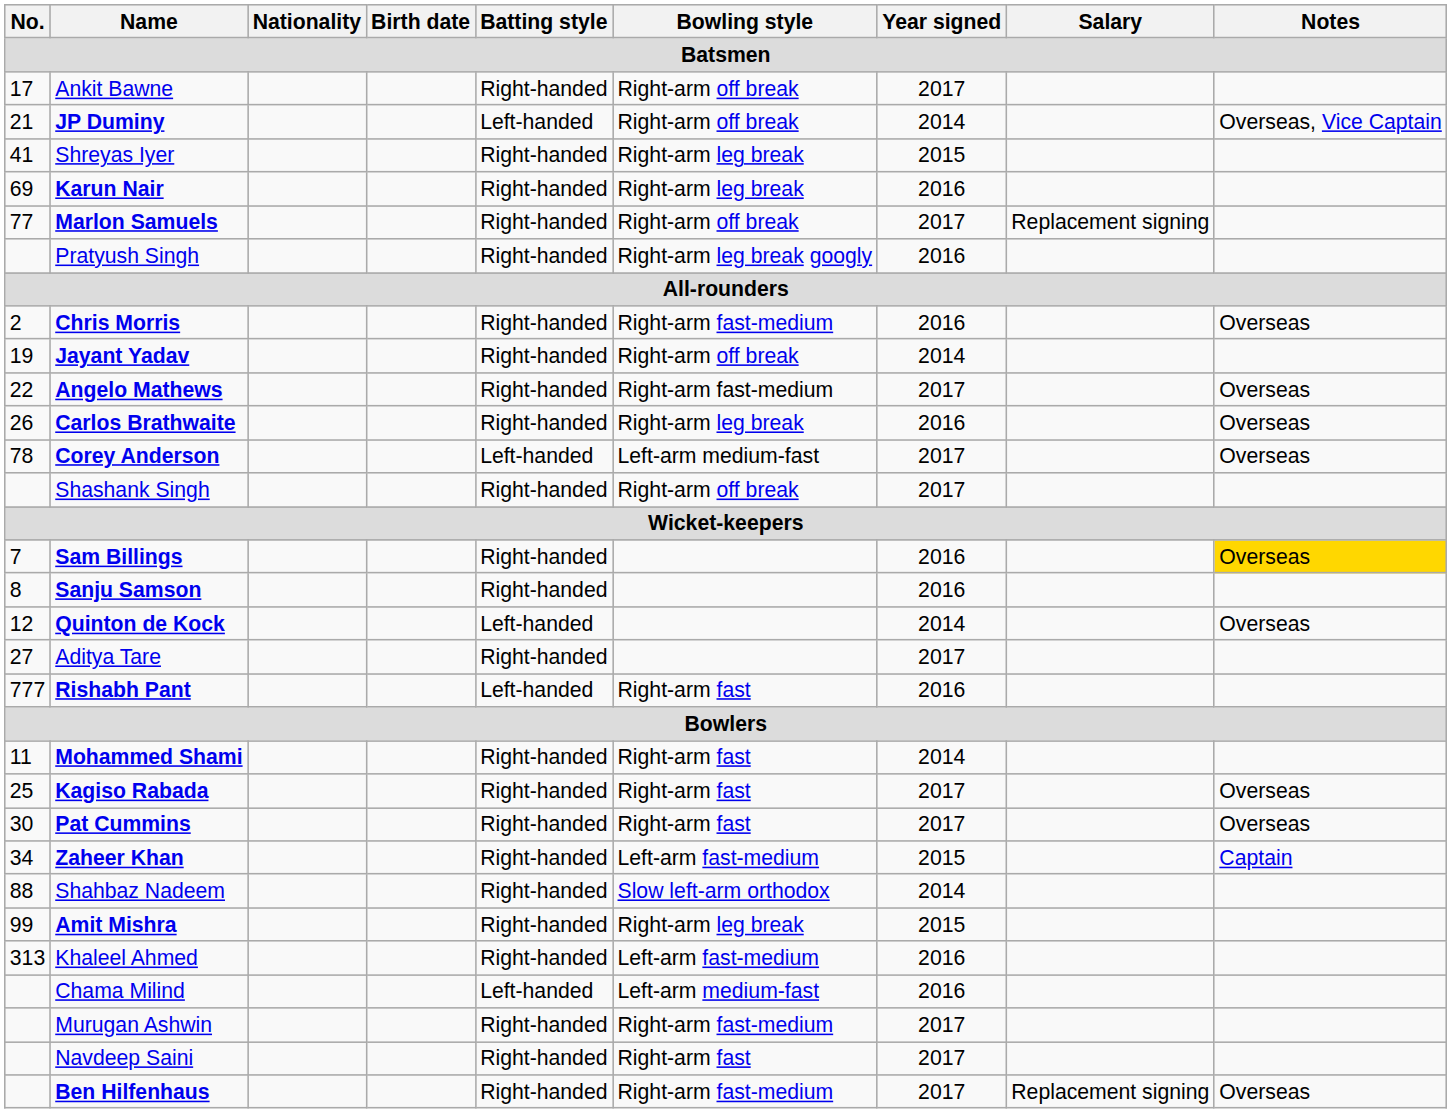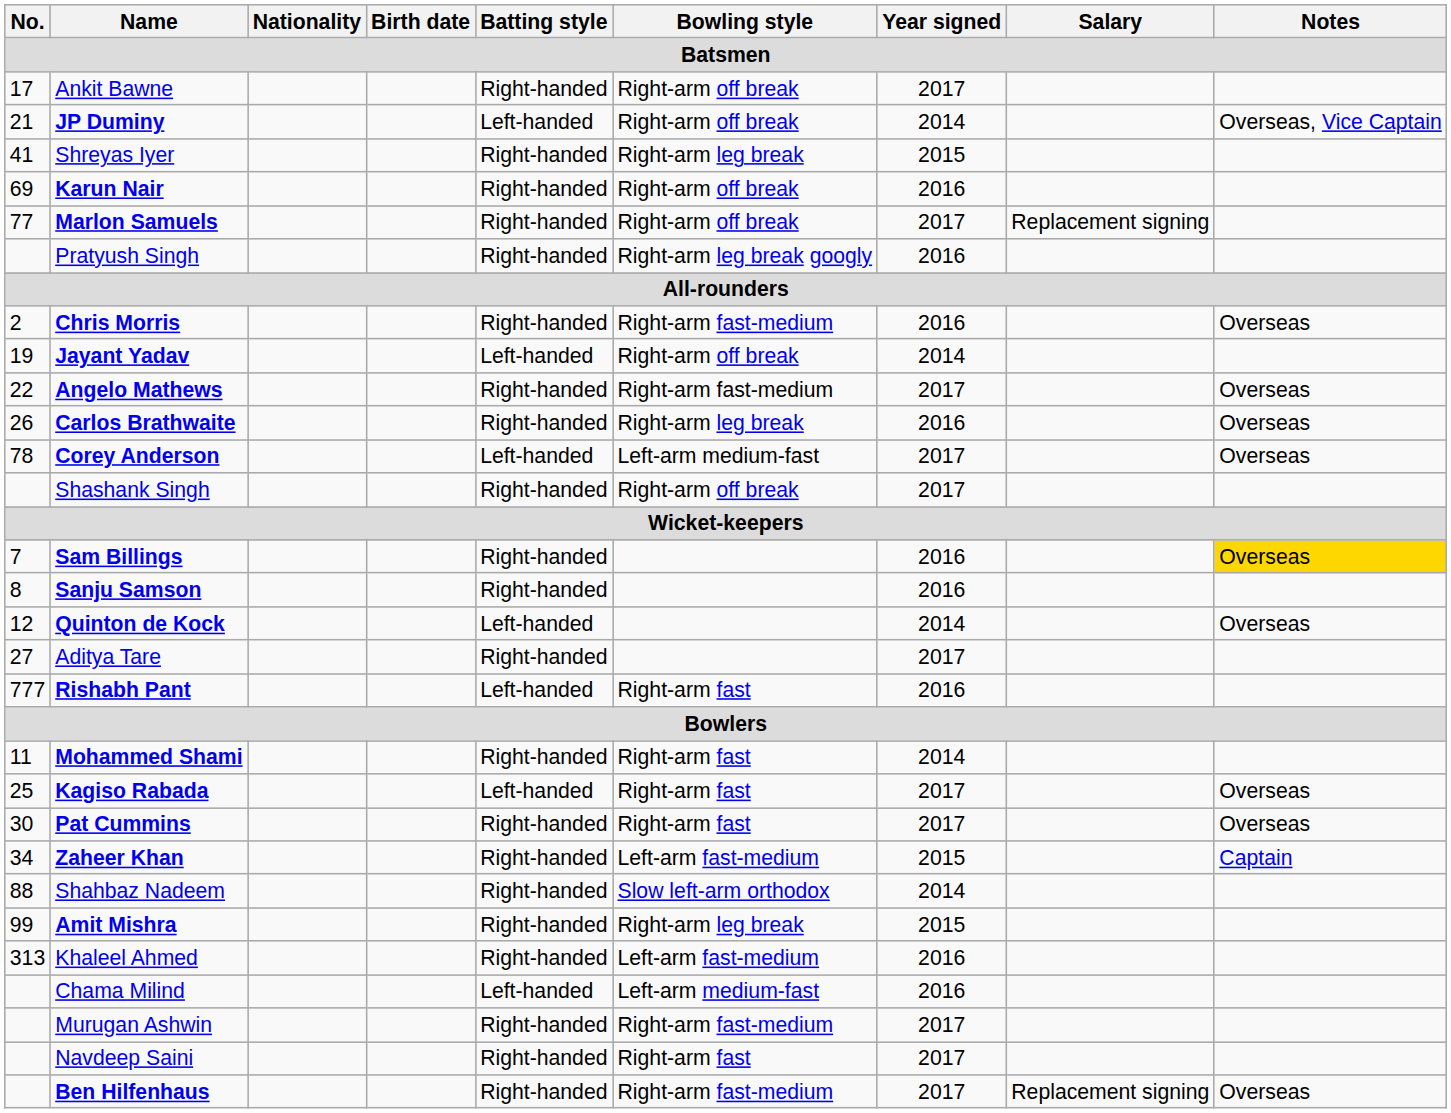(711, 188) Right-arm leg break -> (708, 188) Right-arm off break
(544, 356) Right-handed -> (537, 356) Left-handed
(544, 790) Right-handed -> (537, 790) Left-handed
